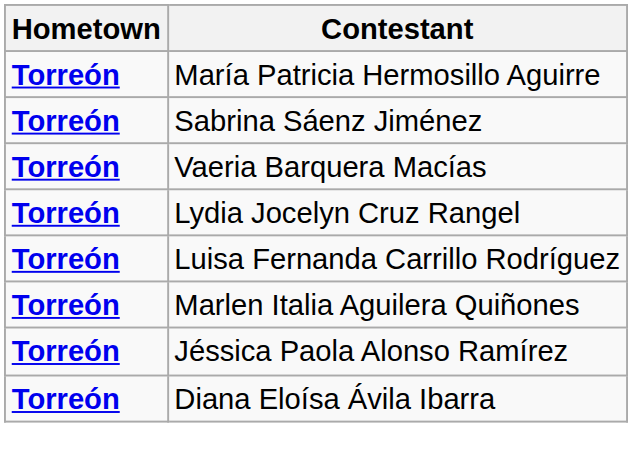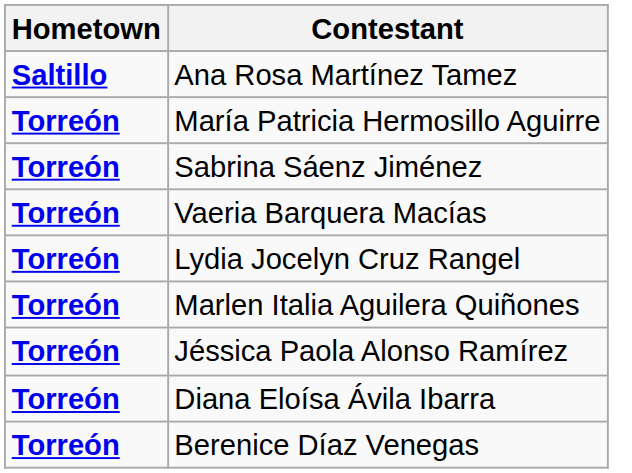+ row: (346, 74)
- row: (397, 259)
+ row: (327, 444)
